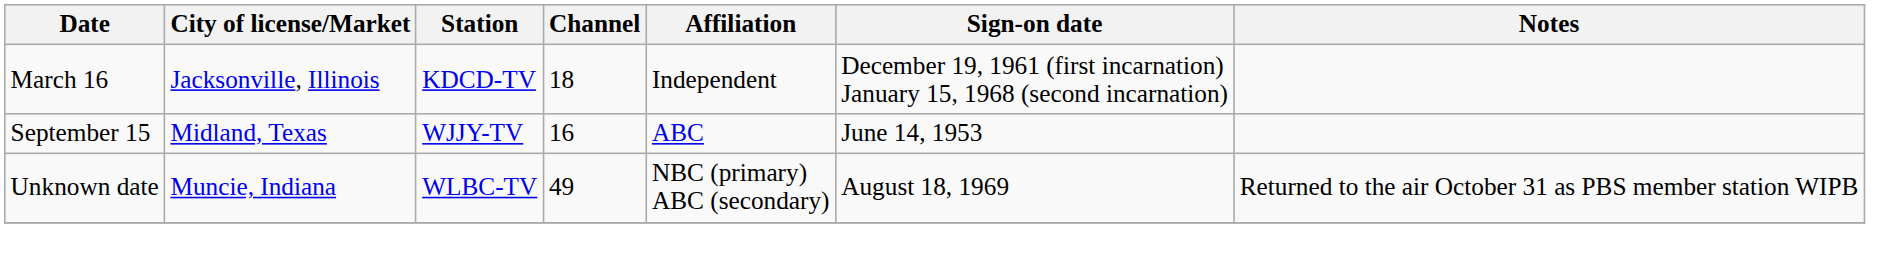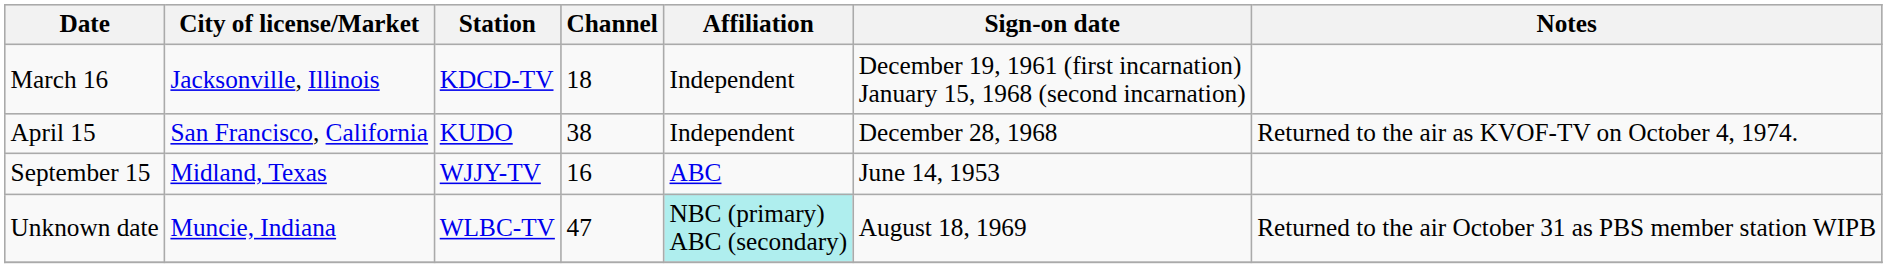+ row: (53, 133)
(562, 187) 49 -> (579, 227) 47
(741, 187) no background -> (758, 227) paleturquoise background
